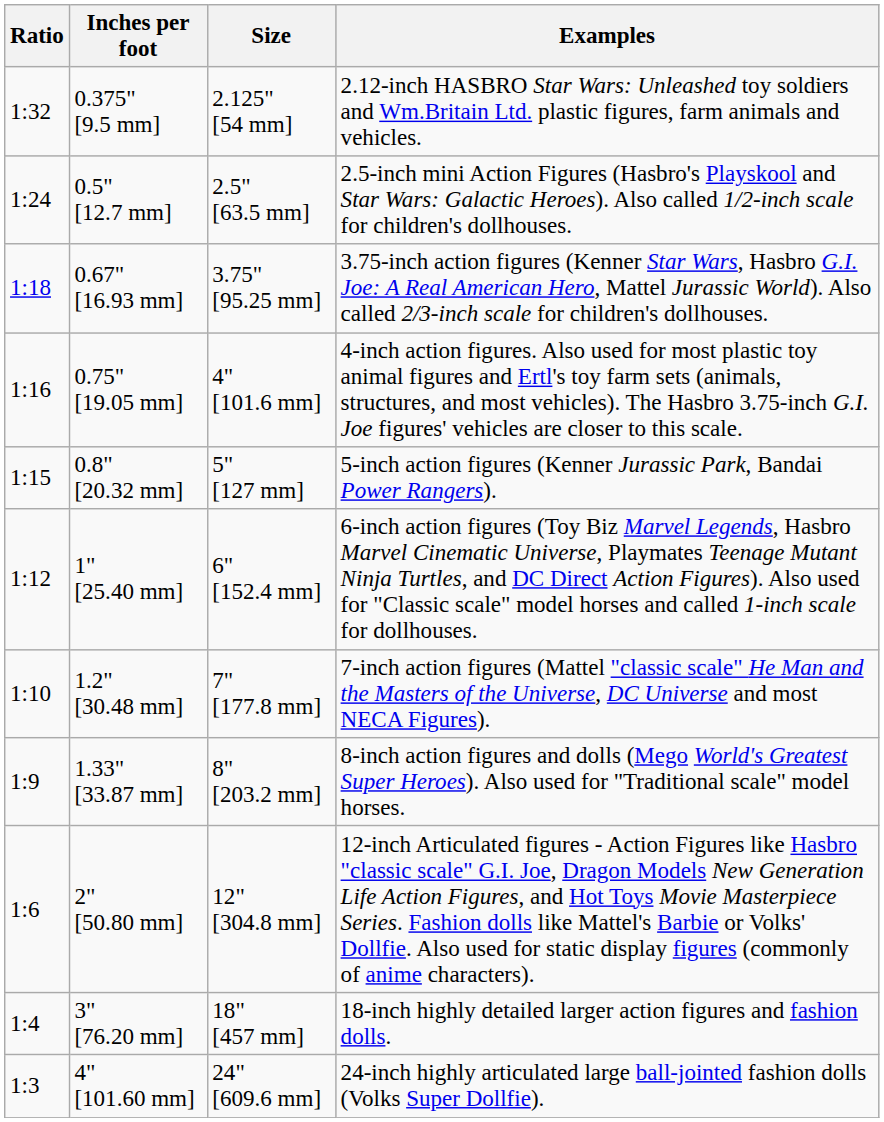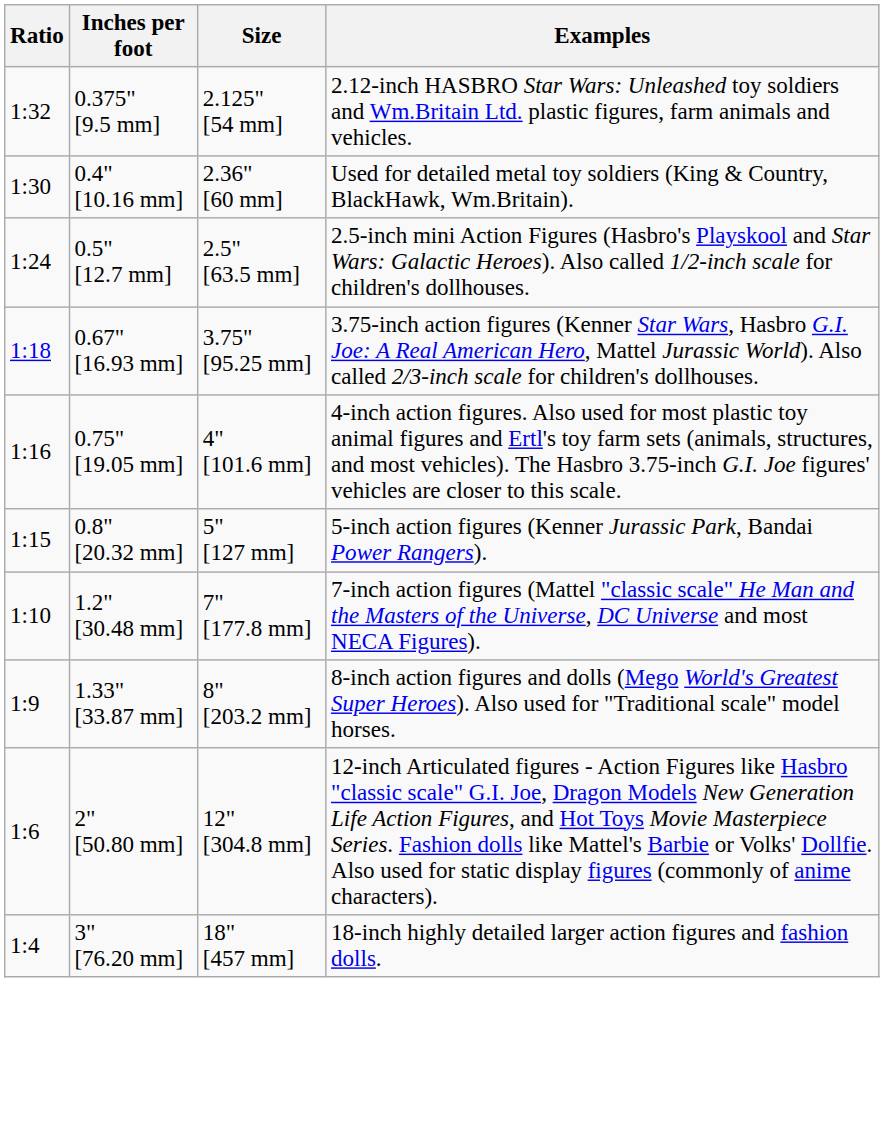+ row: (129, 186)
- row: (129, 578)
- row: (135, 1085)
